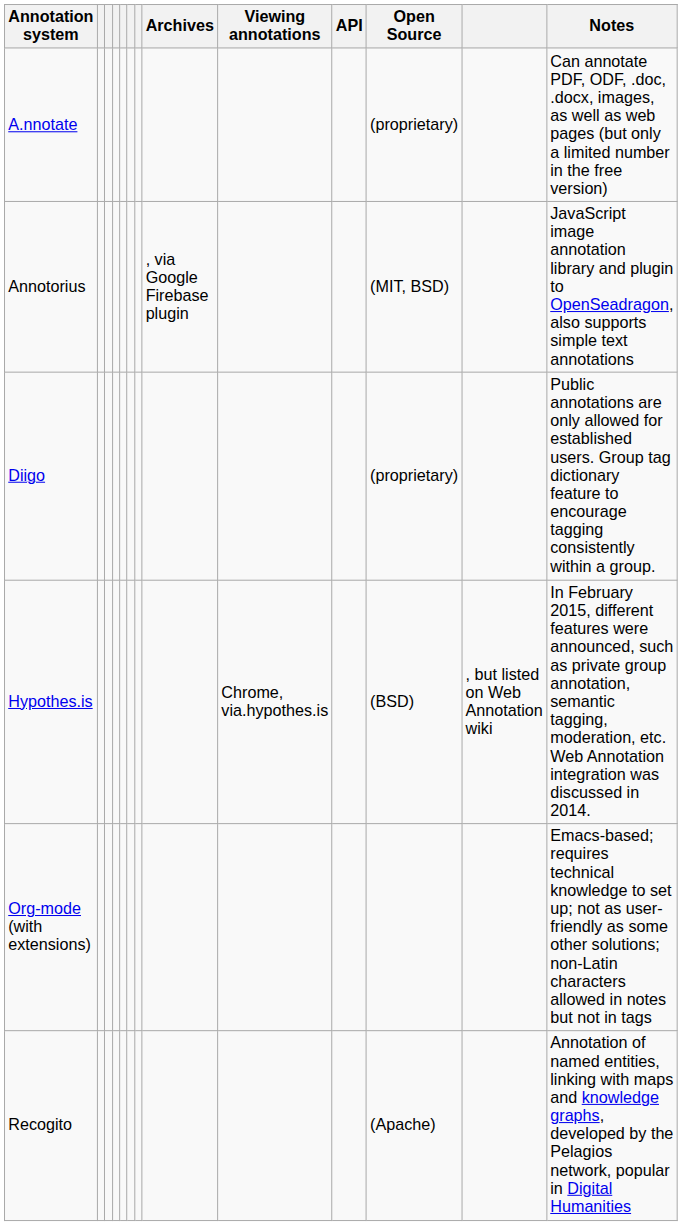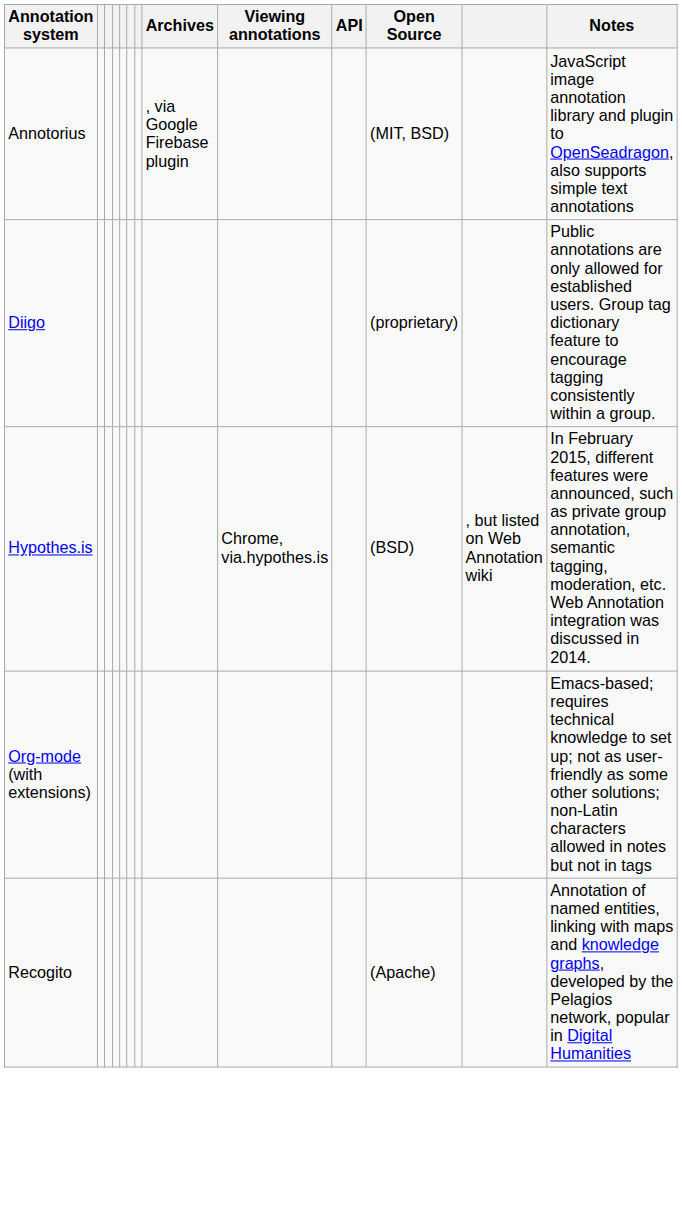- row: (43, 124)
